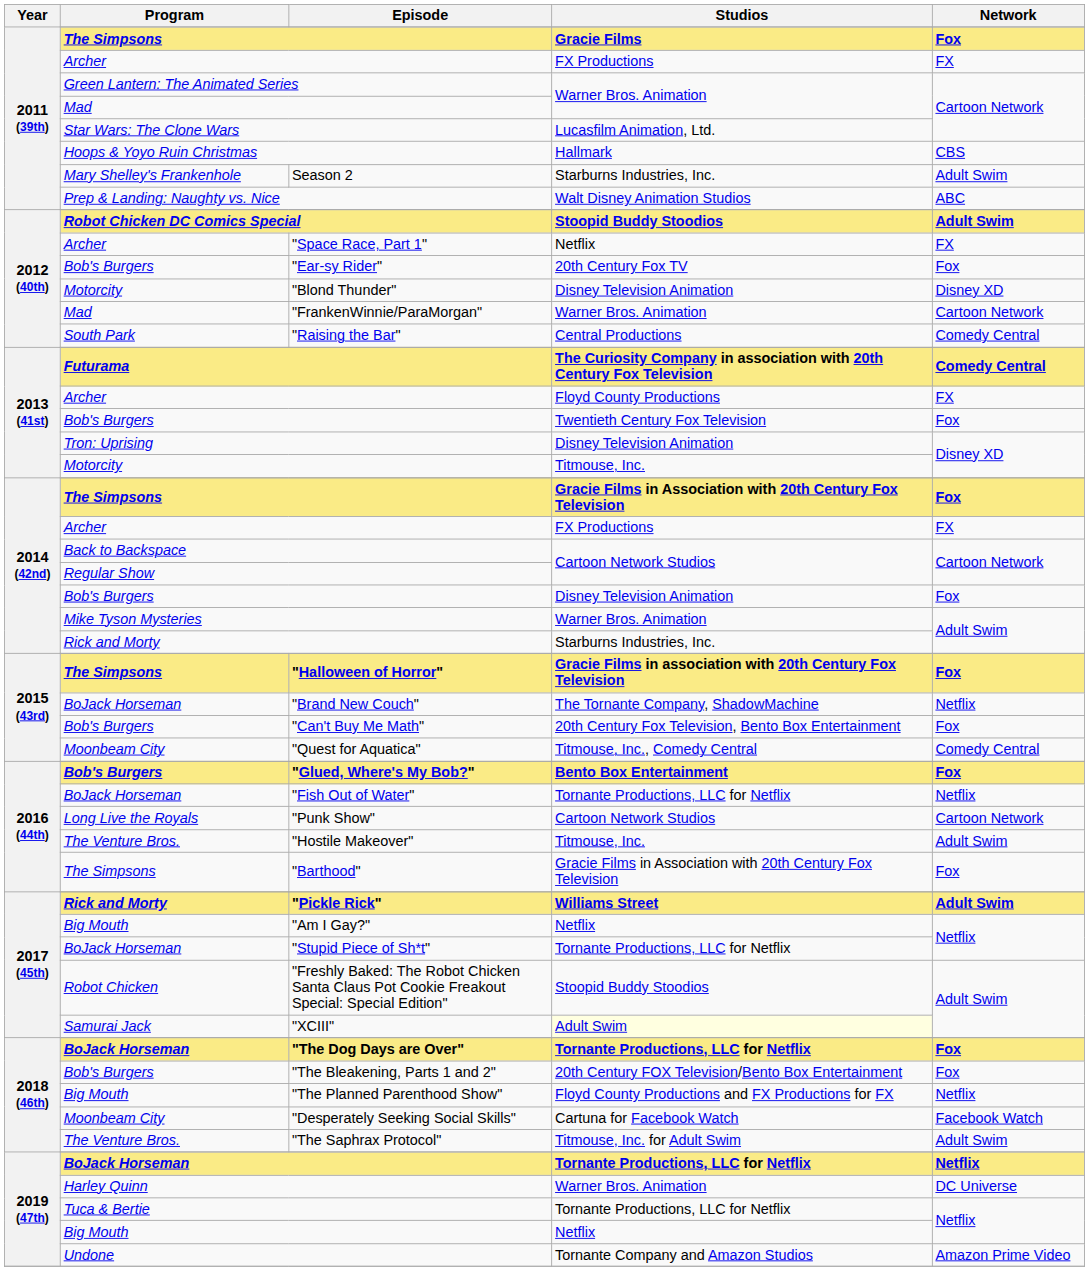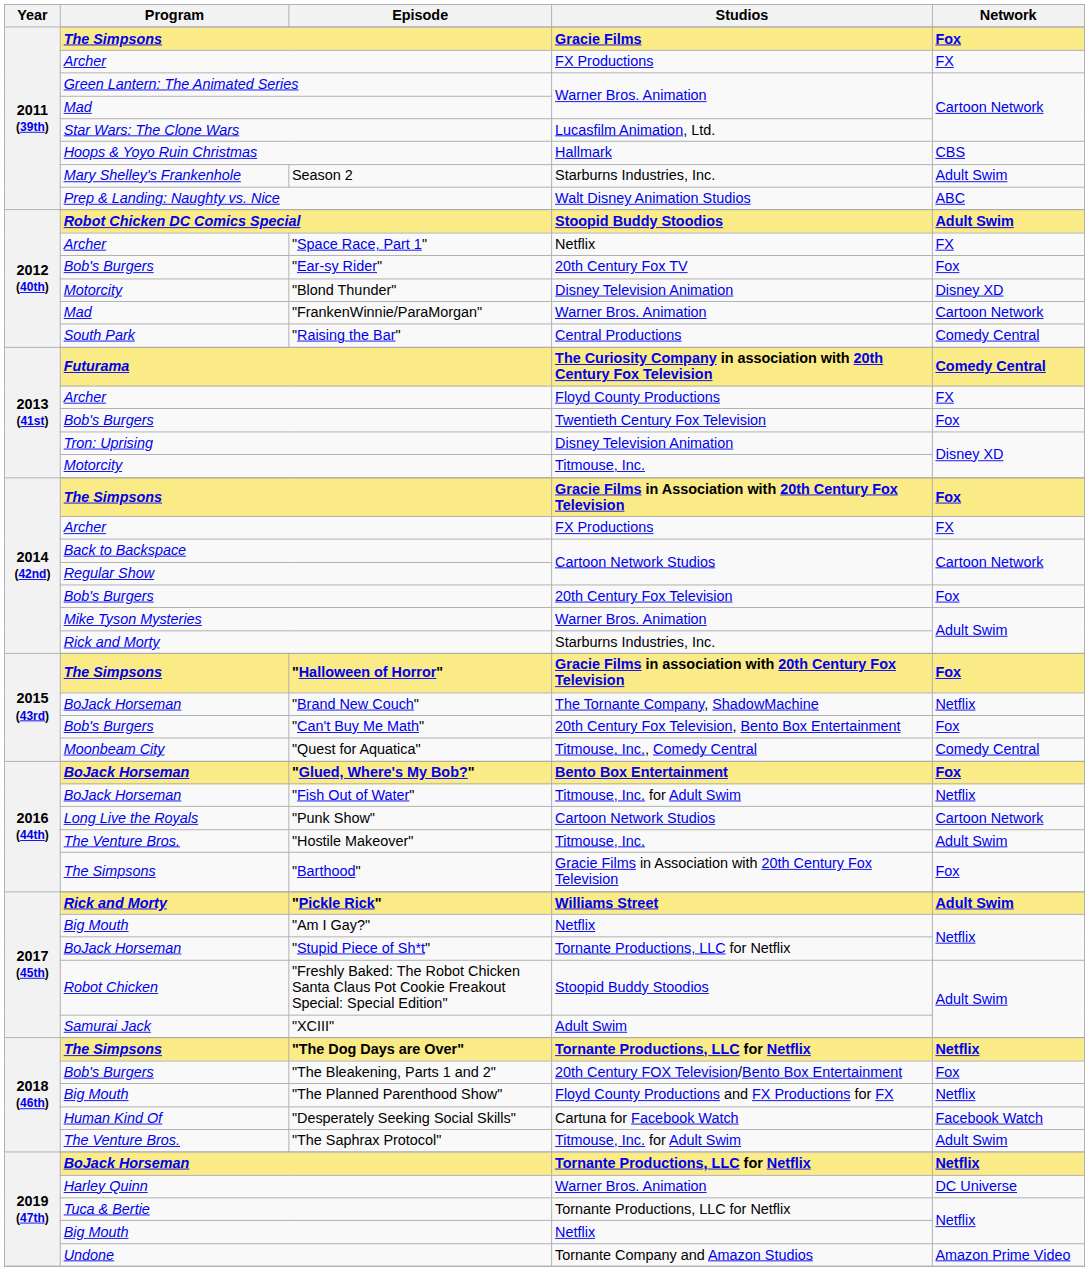(644, 596) Disney Television Animation -> (644, 596) 20th Century Fox Television
(113, 772) Bob's Burgers -> (126, 772) BoJack Horseman
(673, 795) Tornante Productions, LLC for Netflix -> (648, 795) Titmouse, Inc. for Adult Swim
(591, 1026) lightyellow background -> (591, 1026) no background
(126, 1049) BoJack Horseman -> (113, 1049) The Simpsons
(948, 1049) Fox -> (957, 1049) Netflix
(114, 1117) Moonbeam City -> (113, 1117) Human Kind Of
